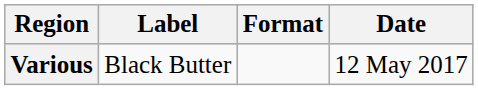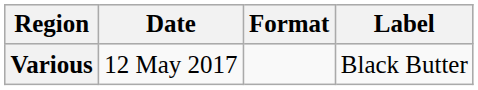columns swapped: (401, 24) <-> (168, 24)
